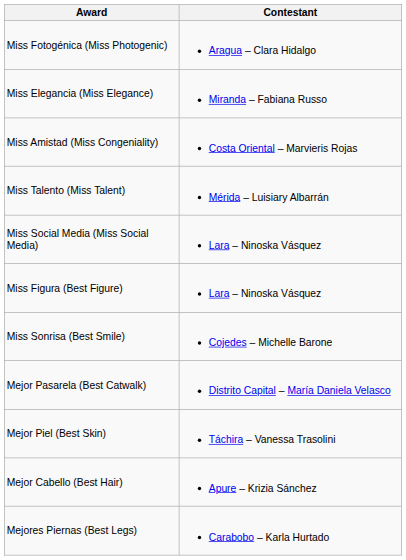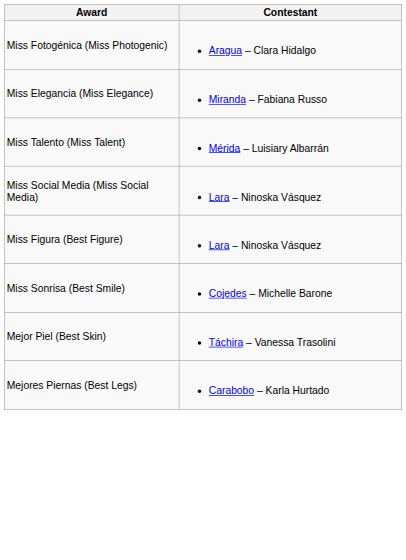- row: (82, 142)
- row: (76, 385)
- row: (65, 482)
